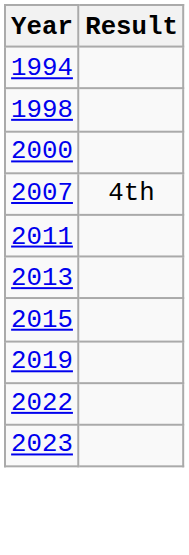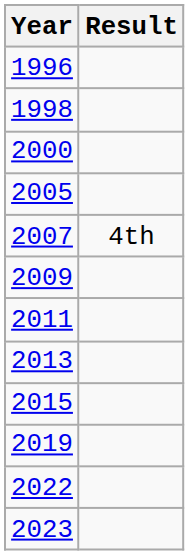- row: (42, 68)
+ row: (42, 68)
+ row: (42, 194)
+ row: (42, 278)
